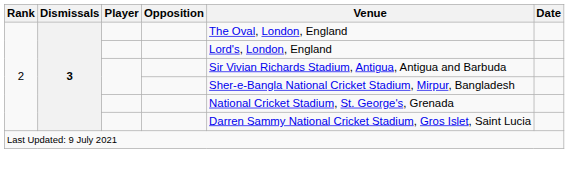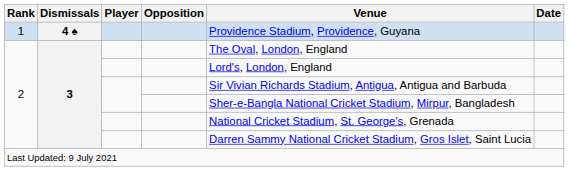+ row: (21, 31)
